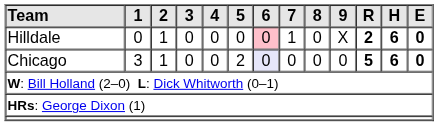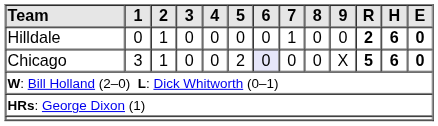(266, 38) pink background -> (266, 38) no background
(343, 38) X -> (343, 38) 0
(343, 60) 0 -> (343, 60) X
